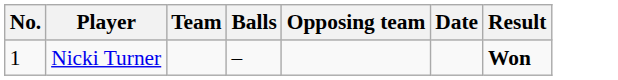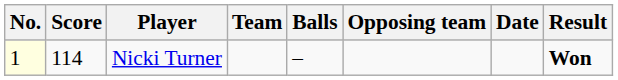+ column: (77, 22)
(15, 57) no background -> (15, 57) lightyellow background
